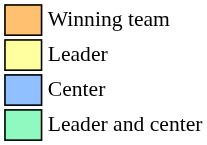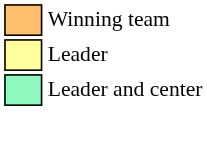- row: (77, 89)
